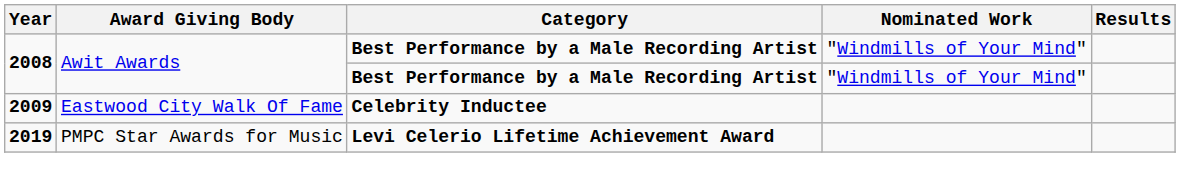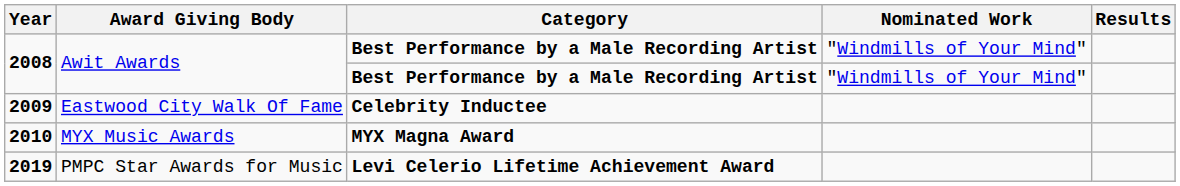+ row: (31, 137)
